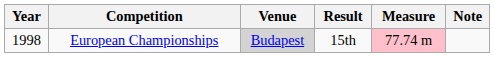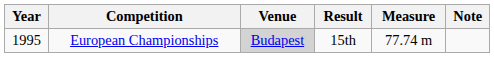(26, 40) 1998 -> (26, 40) 1995
(409, 40) pink background -> (409, 40) no background
